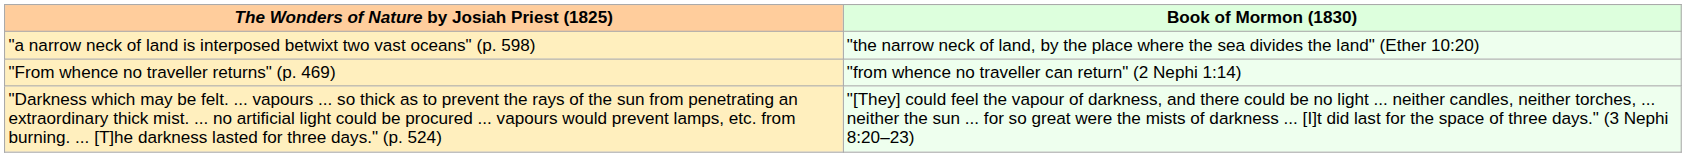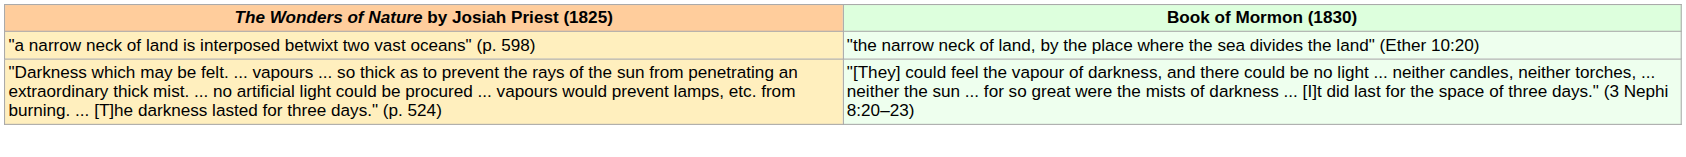- row: (172, 72)
